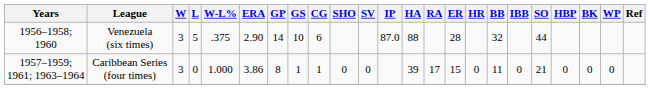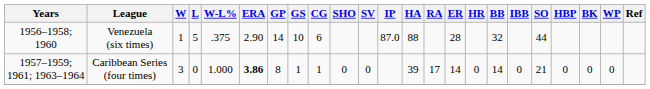(181, 37) 3 -> (181, 37) 1
(254, 68) normal -> (254, 68) bold
(455, 68) 15 -> (455, 68) 14
(497, 68) 11 -> (497, 68) 14
